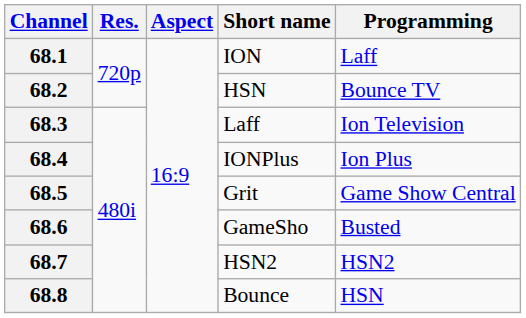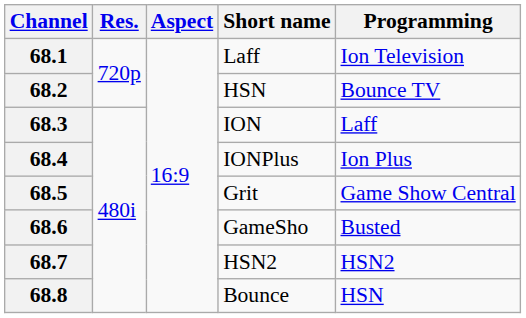(242, 55) ION -> (242, 55) Laff
(359, 55) Laff -> (402, 55) Ion Television
(242, 124) Laff -> (242, 124) ION
(402, 124) Ion Television -> (359, 124) Laff
